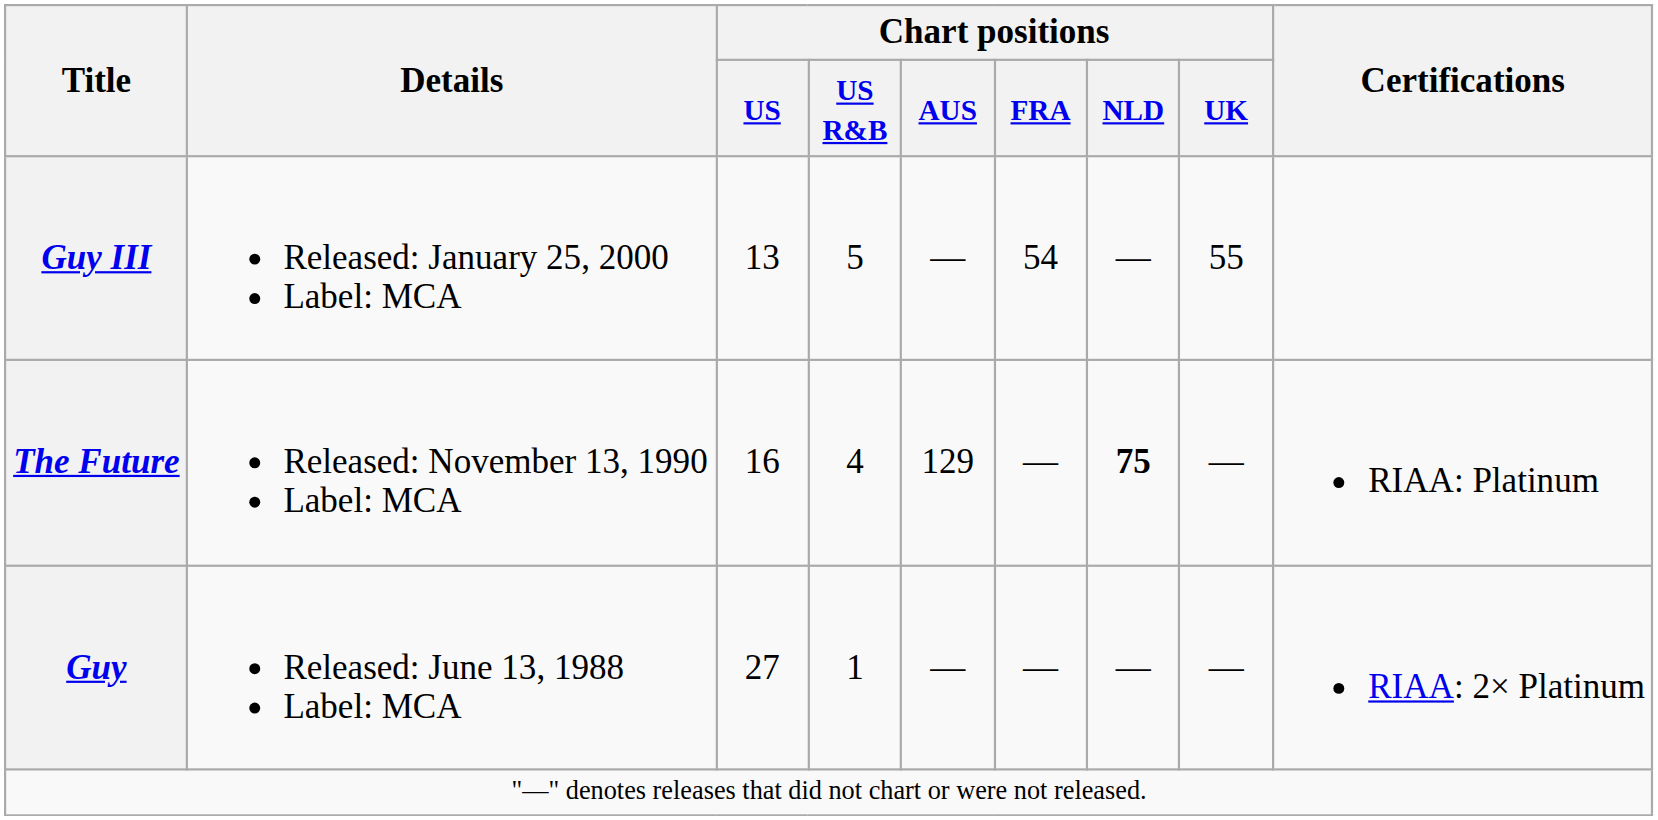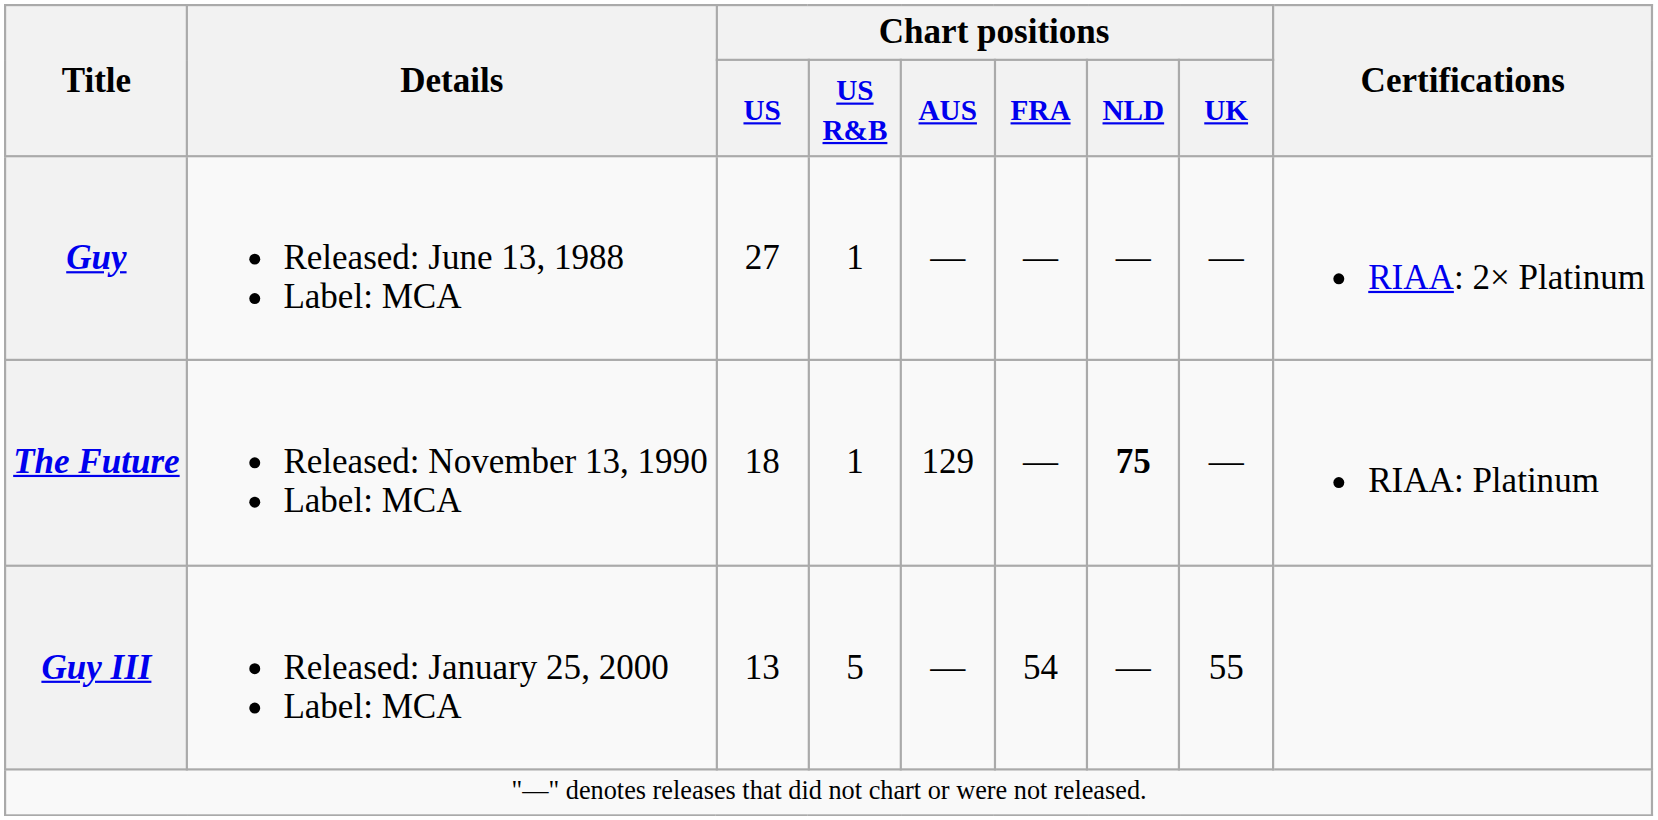rows swapped: (96, 666) <-> (96, 257)
(762, 461) 16 -> (762, 461) 18
(855, 461) 4 -> (855, 461) 1
